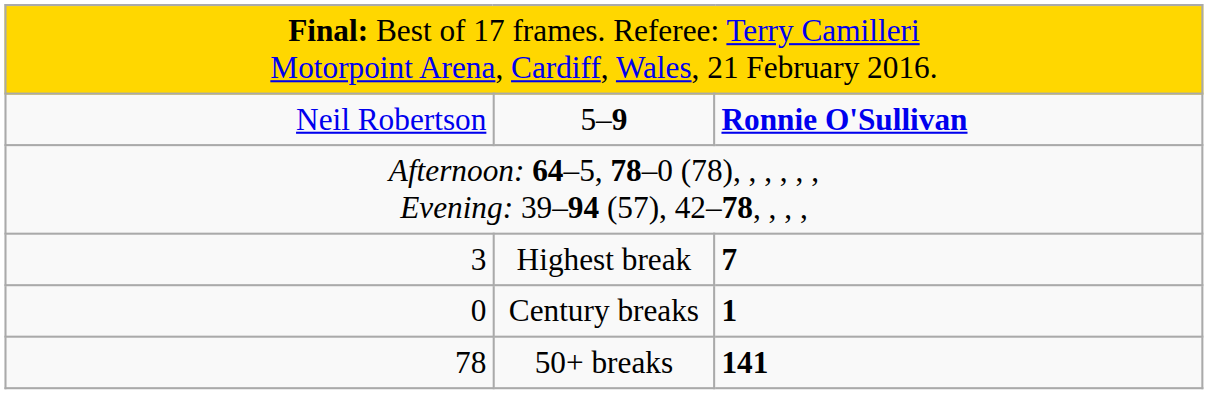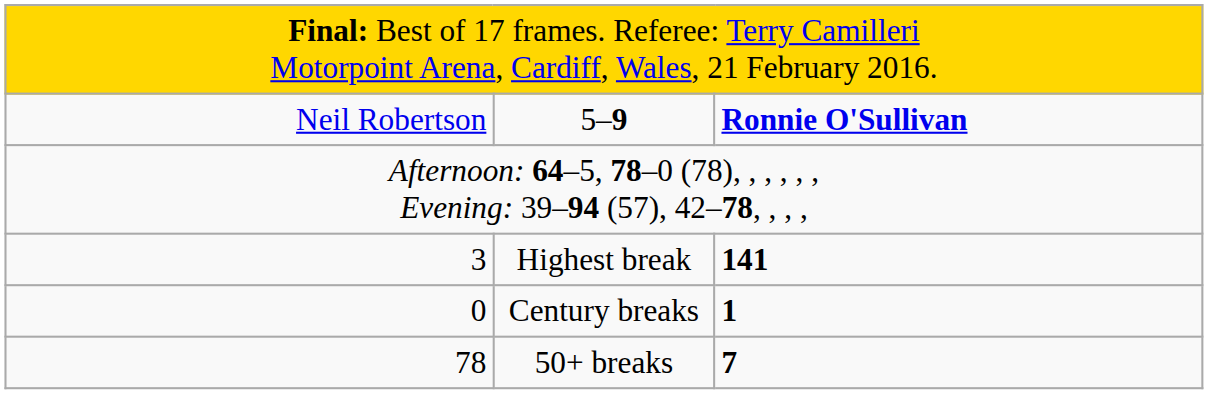(729, 259) 7 -> (745, 259) 141
(745, 362) 141 -> (729, 362) 7
